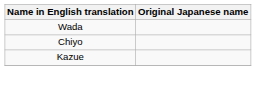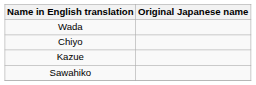+ row: (70, 73)
